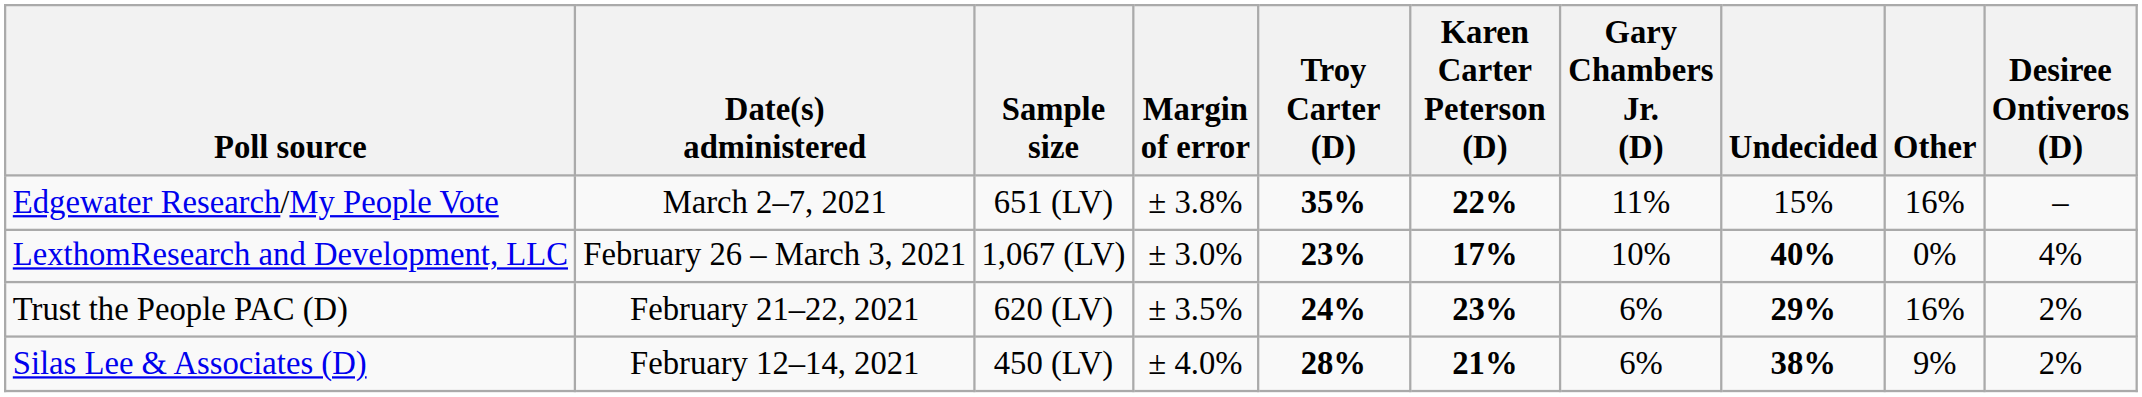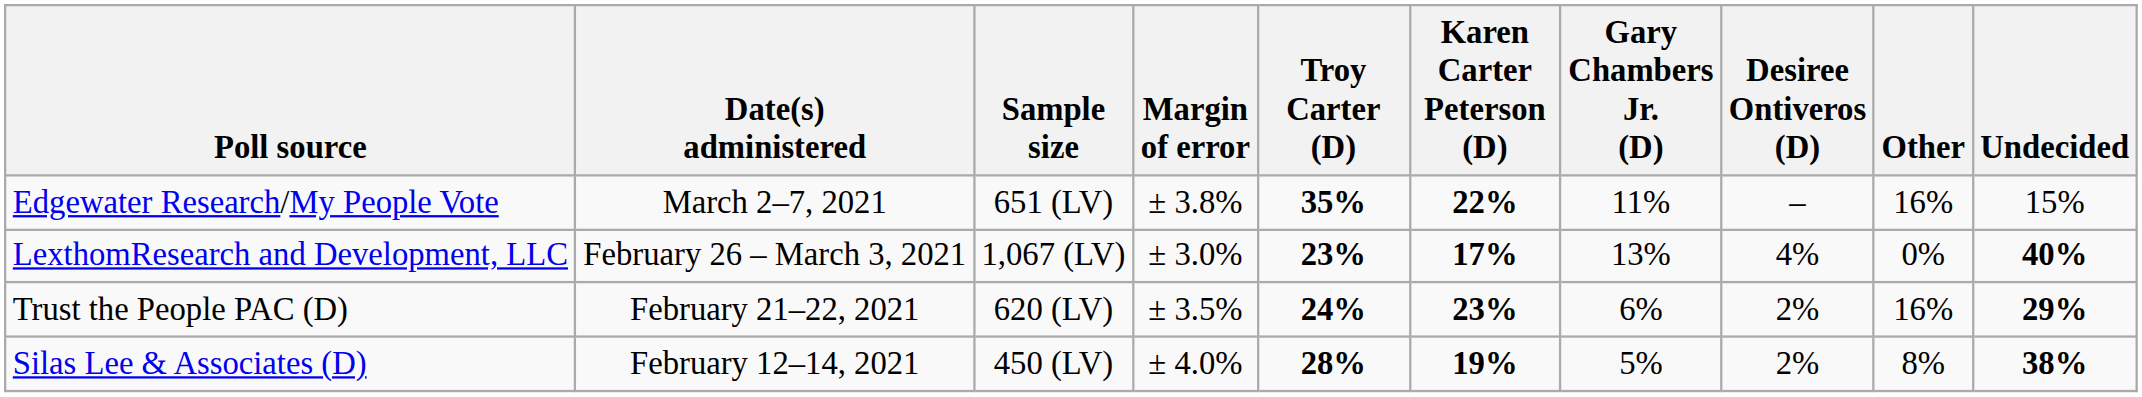columns swapped: (2060, 109) <-> (1803, 147)
(1641, 255) 10% -> (1641, 255) 13%
(1485, 363) 21% -> (1485, 363) 19%
(1641, 363) 6% -> (1641, 363) 5%
(1935, 363) 9% -> (1923, 363) 8%
